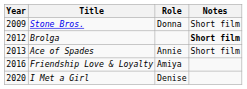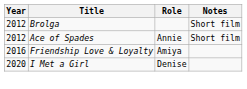- row: (57, 24)
(215, 38) bold -> (215, 24) normal
(16, 51) 2013 -> (16, 38) 2012
